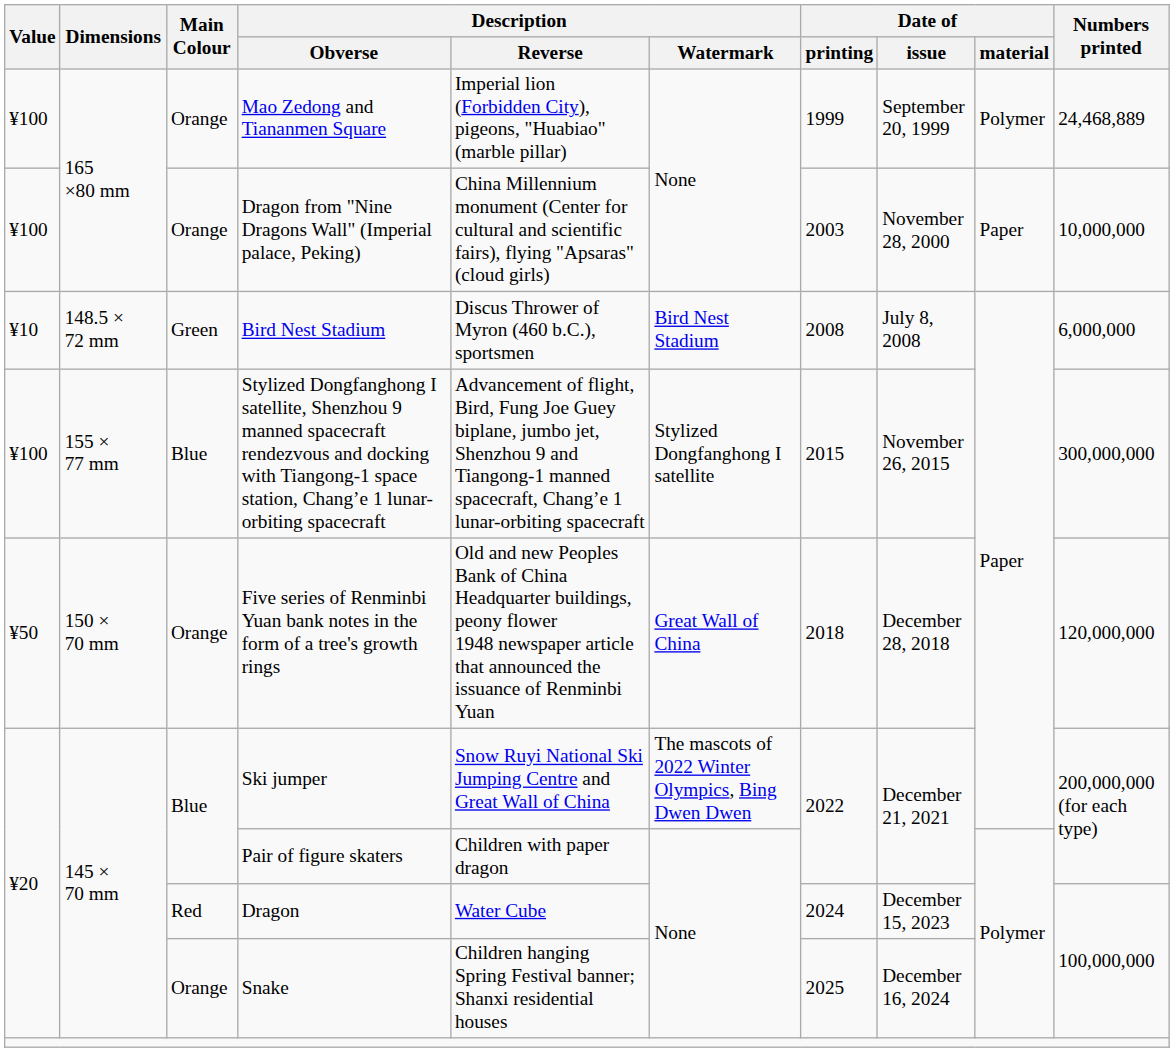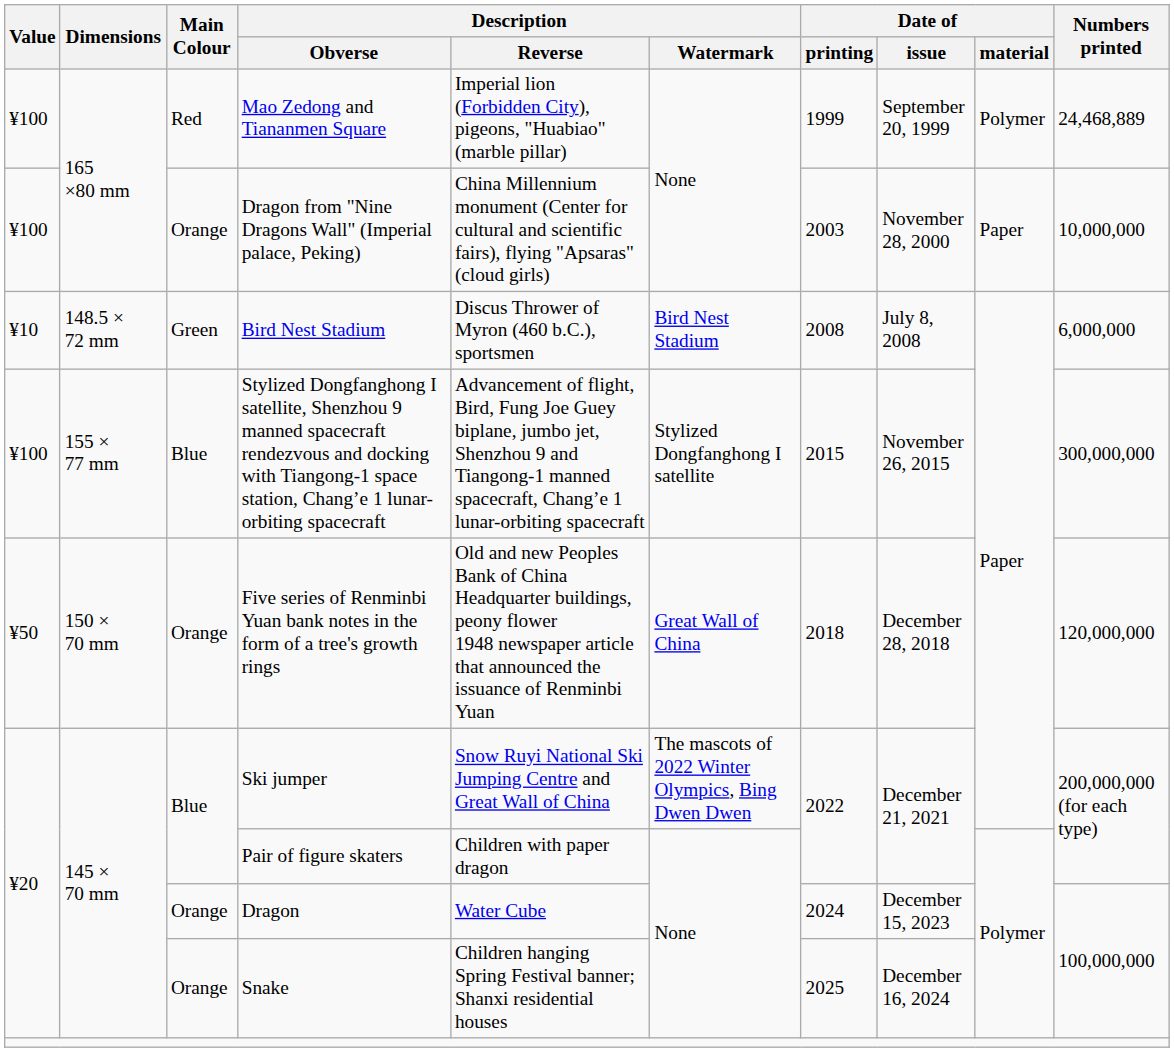(199, 118) Orange -> (186, 118) Red
(186, 910) Red -> (199, 910) Orange
